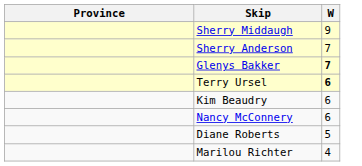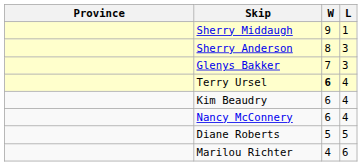+ column: (348, 13)
(328, 48) 7 -> (328, 48) 8
(328, 65) bold -> (328, 65) normal
